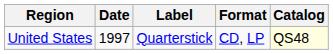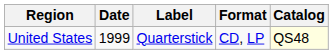(114, 37) 1997 -> (114, 37) 1999
